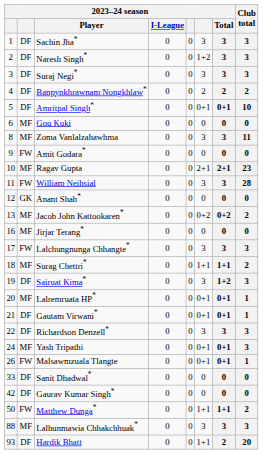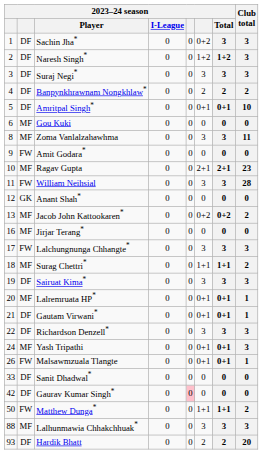(203, 41) 3 -> (203, 41) 0+2
(224, 57) 3 -> (224, 57) 1+2
(224, 281) 1+2 -> (224, 281) 3
(190, 393) no background -> (190, 393) pink background
(203, 441) 1+1 -> (203, 441) 2
